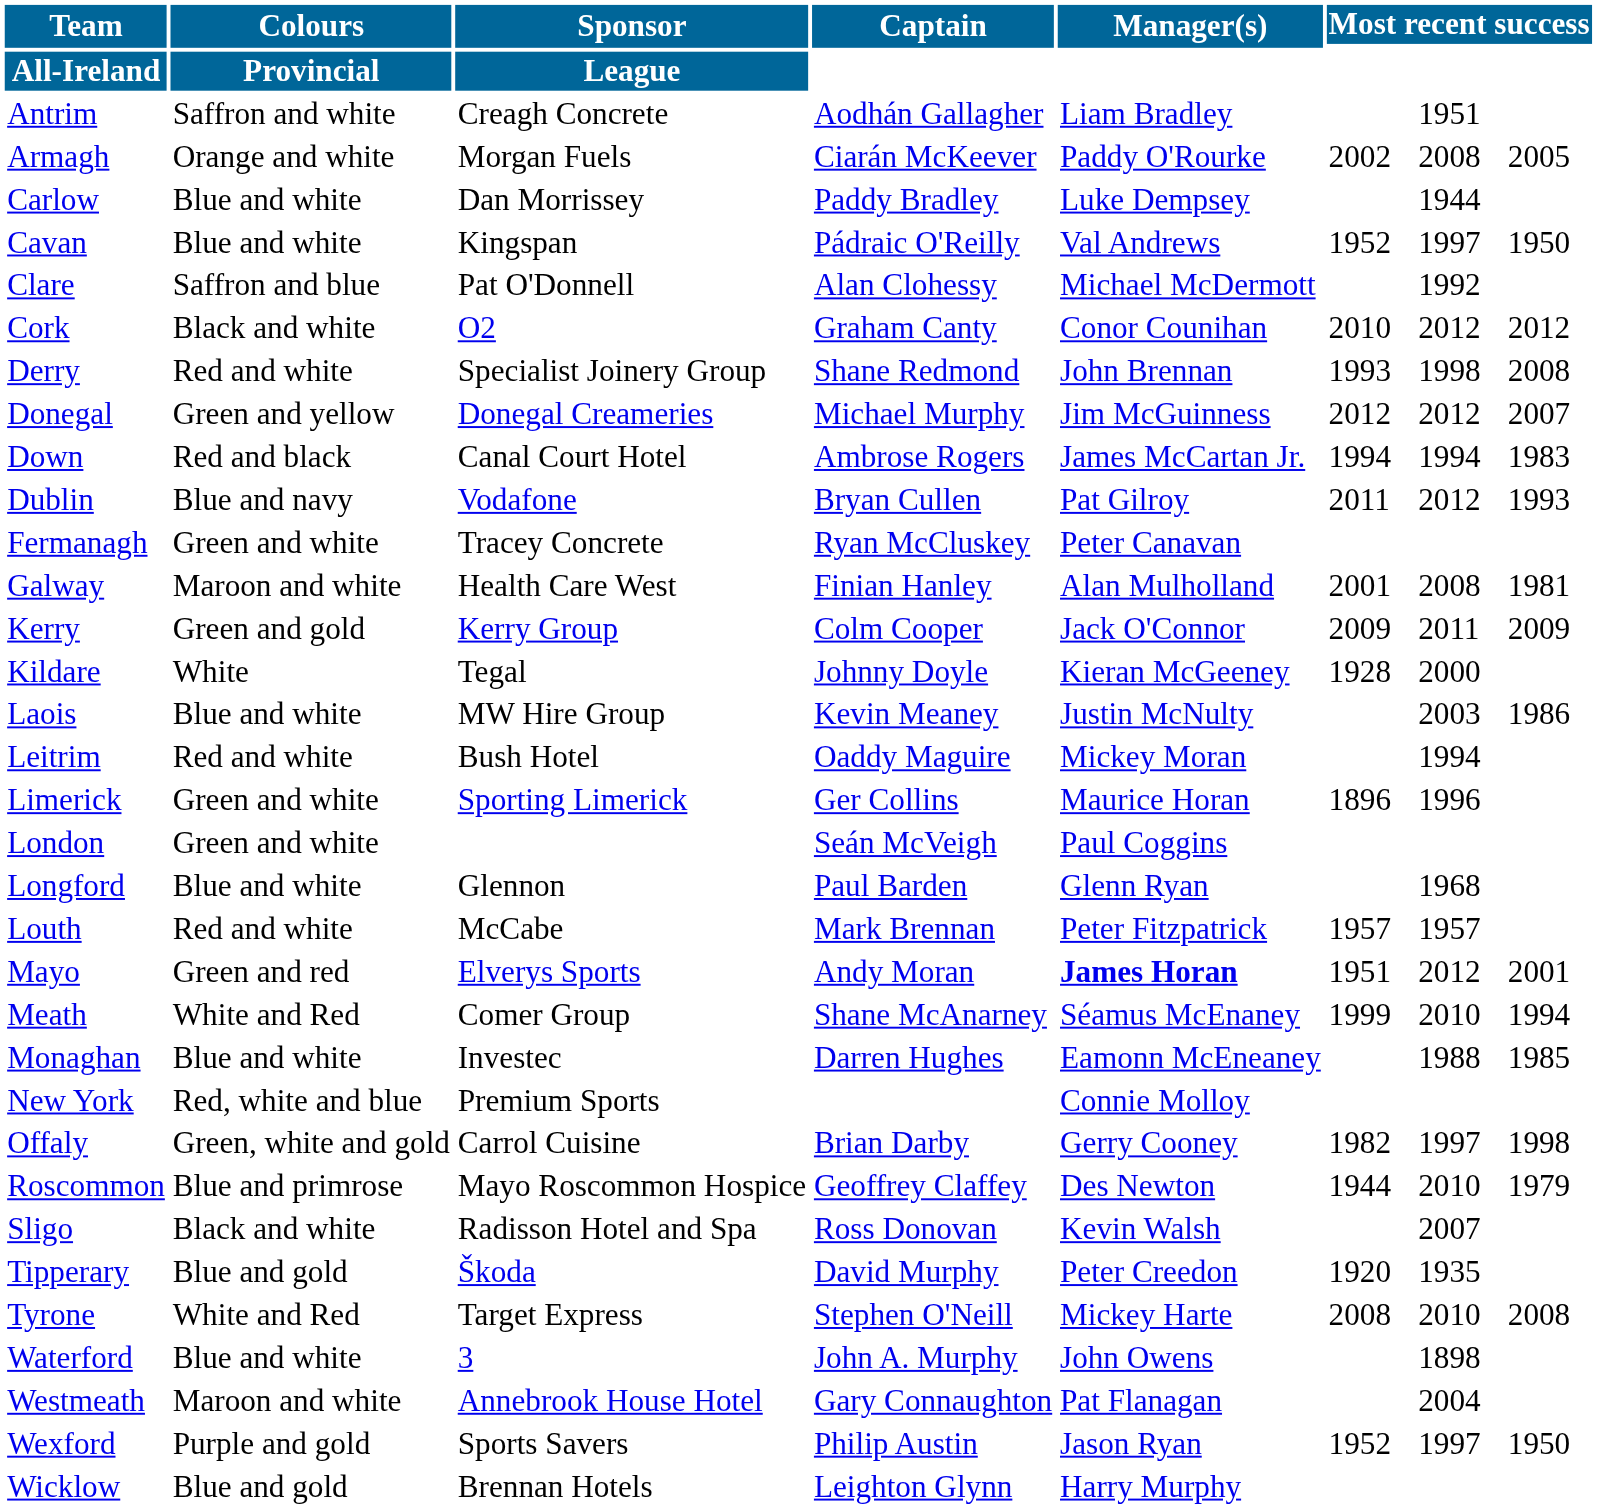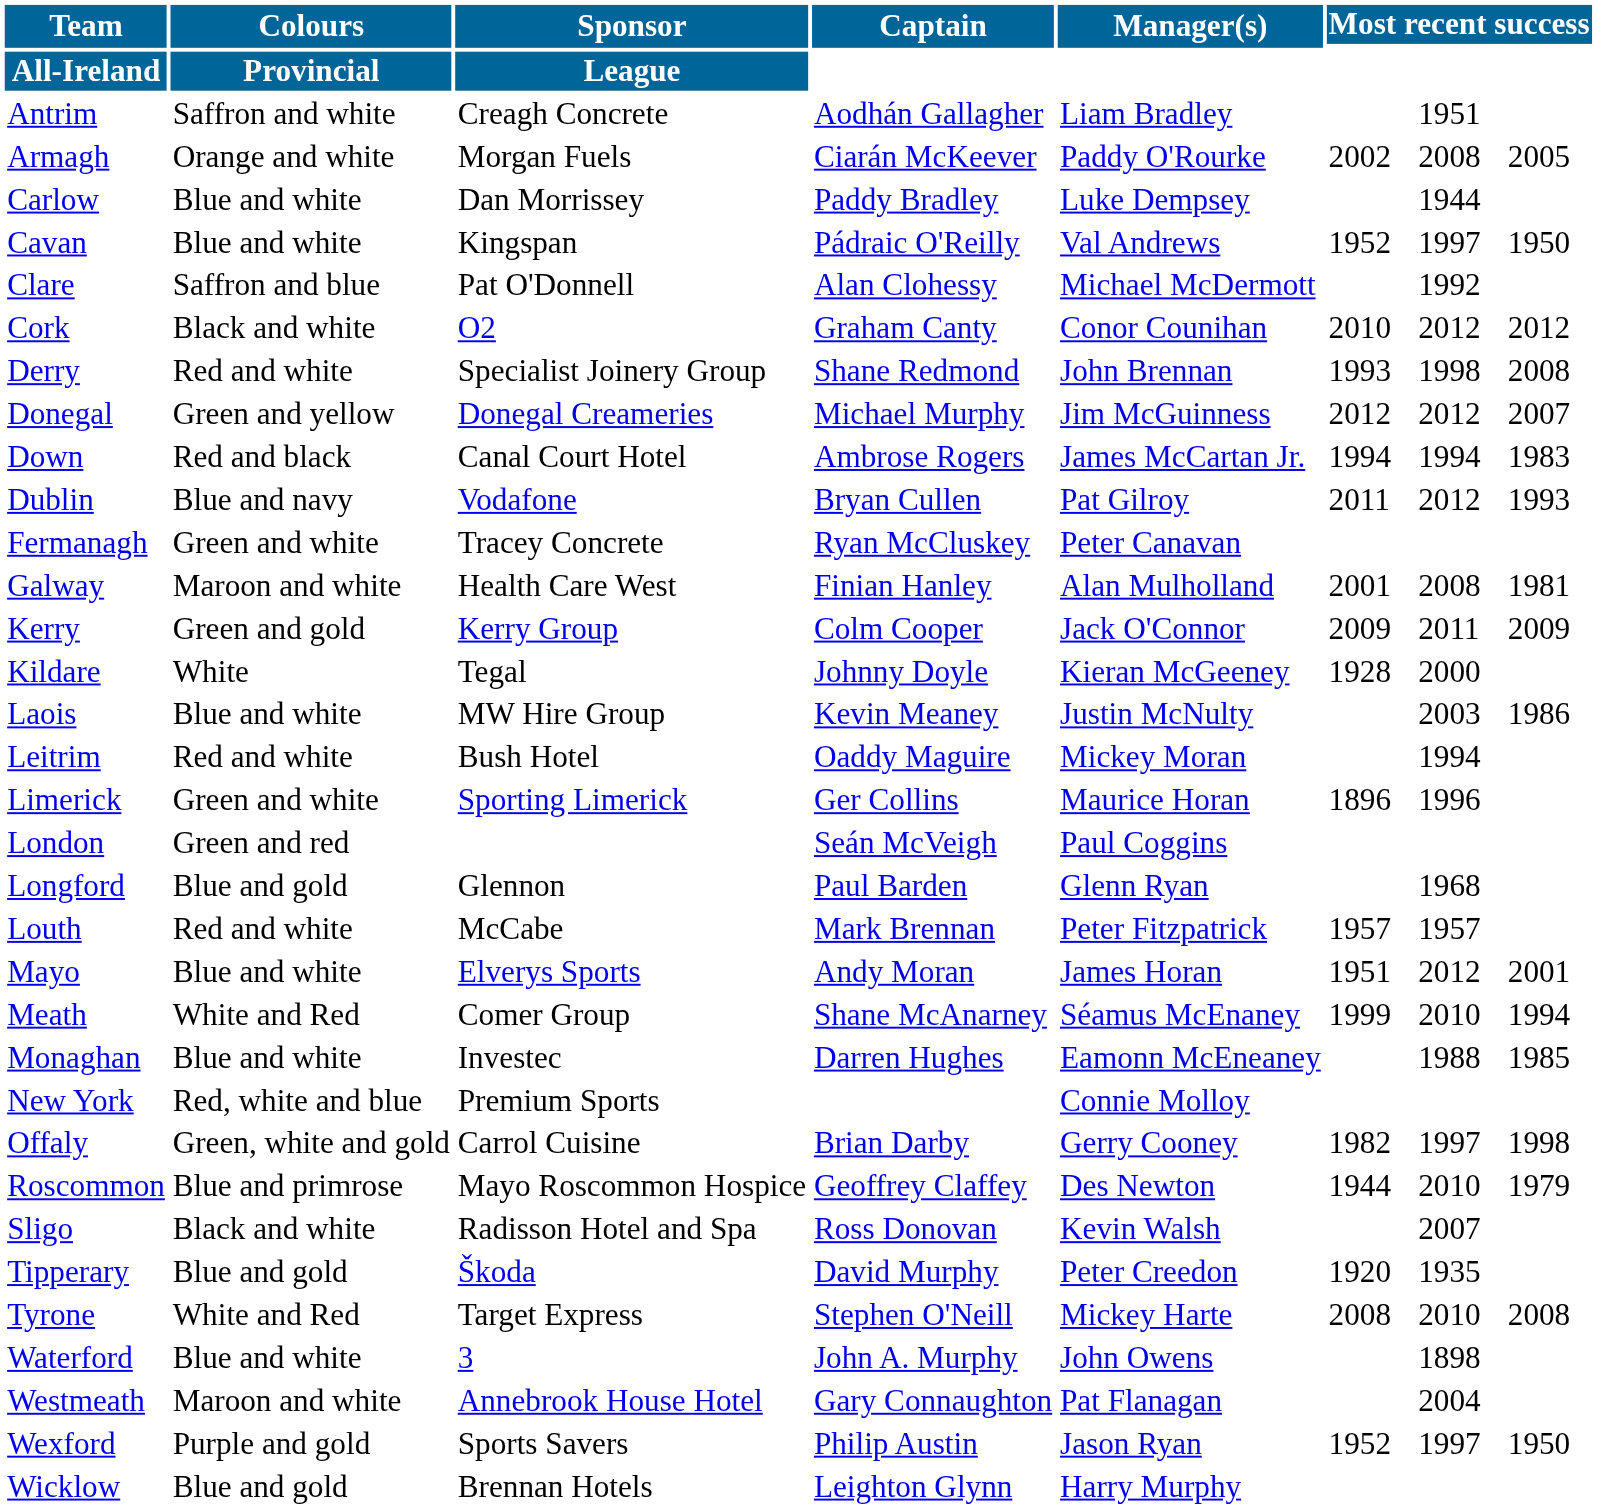(276, 842) Green and white -> (261, 842) Green and red
(267, 885) Blue and white -> (260, 885) Blue and gold
(261, 971) Green and red -> (267, 971) Blue and white
(1149, 971) bold -> (1141, 971) normal
